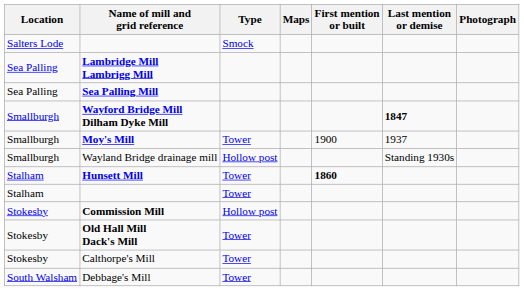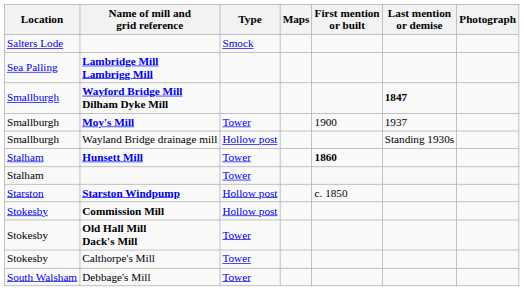- row: (32, 91)
+ row: (25, 193)
